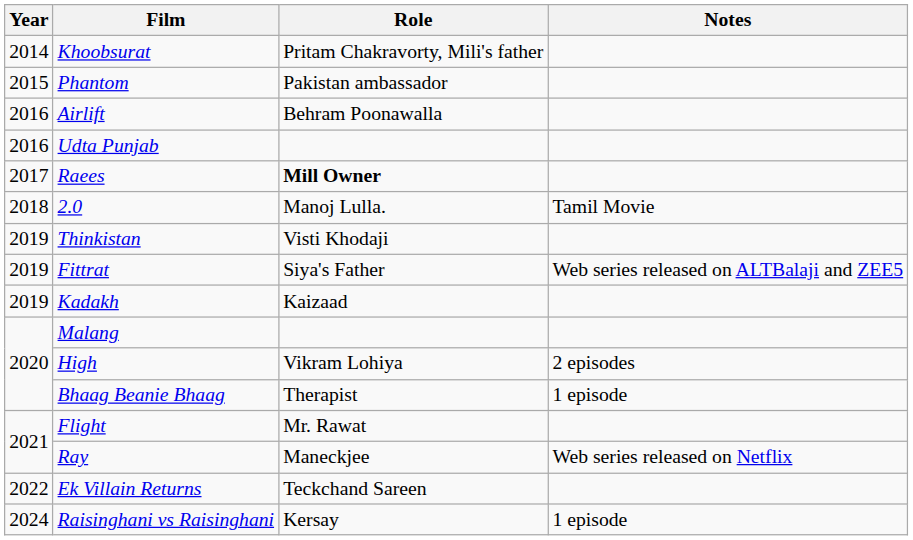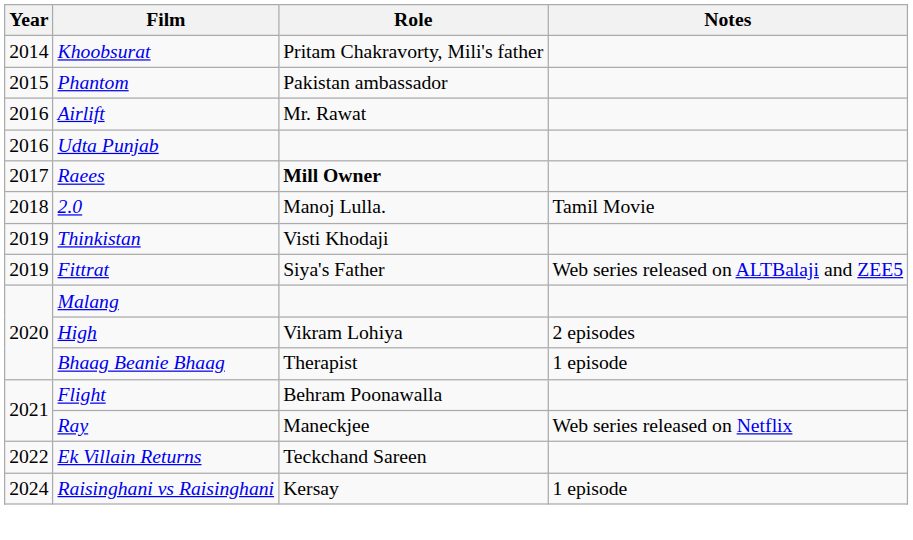(363, 113) Behram Poonawalla -> (325, 113) Mr. Rawat
- row: (88, 301)
(325, 425) Mr. Rawat -> (363, 394) Behram Poonawalla
